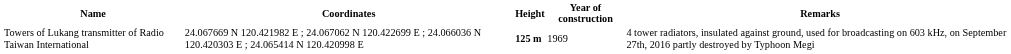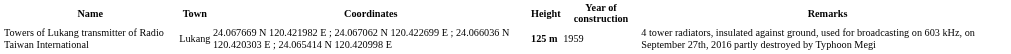+ column: (195, 13)
(558, 39) 1969 -> (573, 39) 1959
